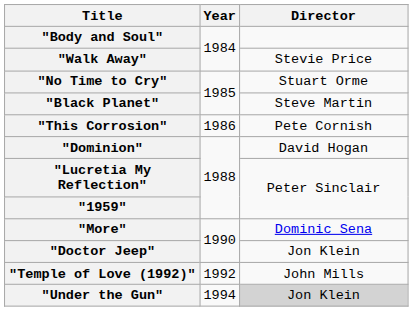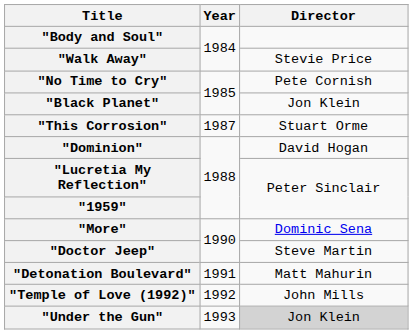(323, 82) Stuart Orme -> (323, 82) Pete Cornish
(323, 104) Steve Martin -> (323, 104) Jon Klein
(220, 126) 1986 -> (220, 126) 1987
(323, 126) Pete Cornish -> (323, 126) Stuart Orme
(323, 251) Jon Klein -> (323, 251) Steve Martin
+ row: (102, 274)
(220, 296) 1994 -> (220, 318) 1993
